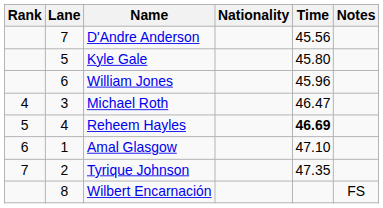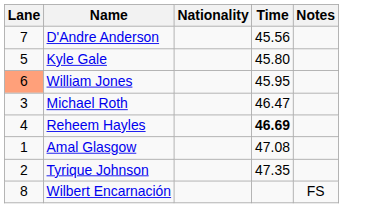- column: (25, 15)
(64, 81) no background -> (24, 81) lightsalmon background
(313, 81) 45.96 -> (273, 81) 45.95
(313, 147) 47.10 -> (273, 147) 47.08
